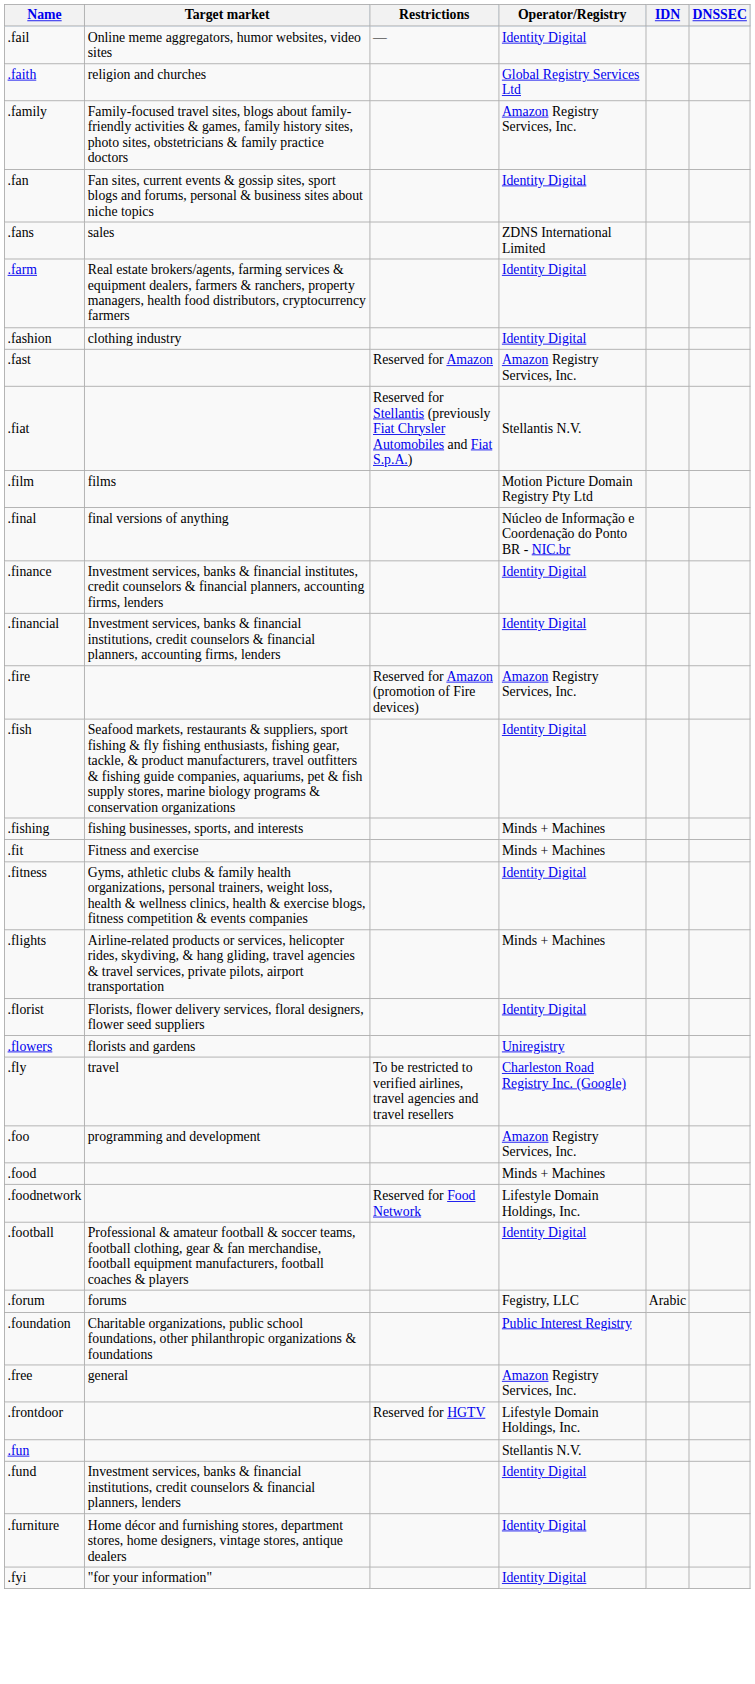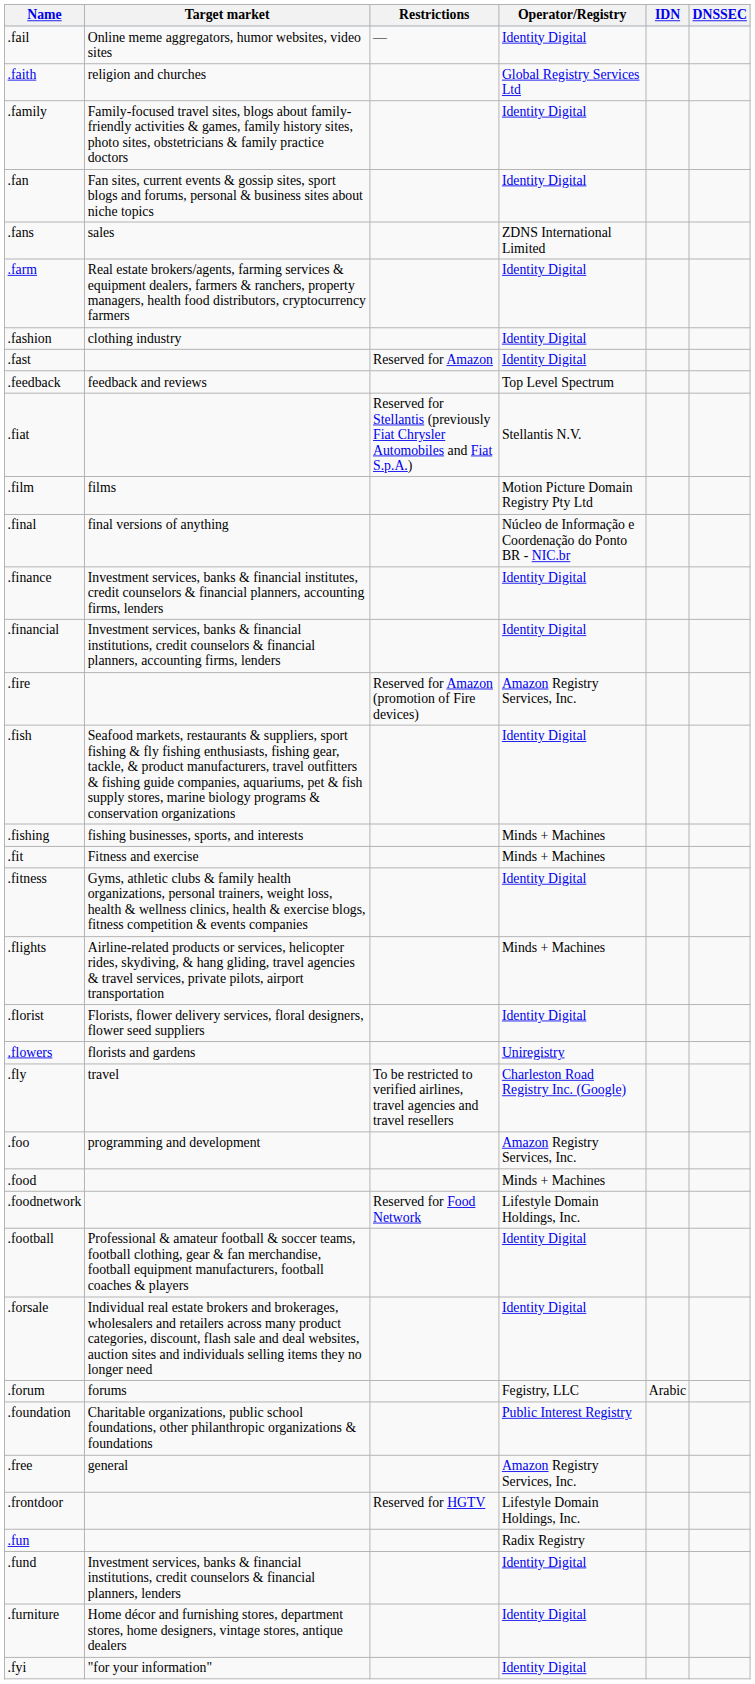(550, 119) Amazon Registry Services, Inc. -> (544, 111) Identity Digital
(550, 368) Amazon Registry Services, Inc. -> (544, 360) Identity Digital
+ row: (34, 382)
+ row: (28, 1307)
(542, 1450) Stellantis N.V. -> (543, 1540) Radix Registry
